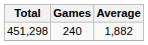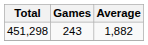(72, 31) 240 -> (72, 31) 243
